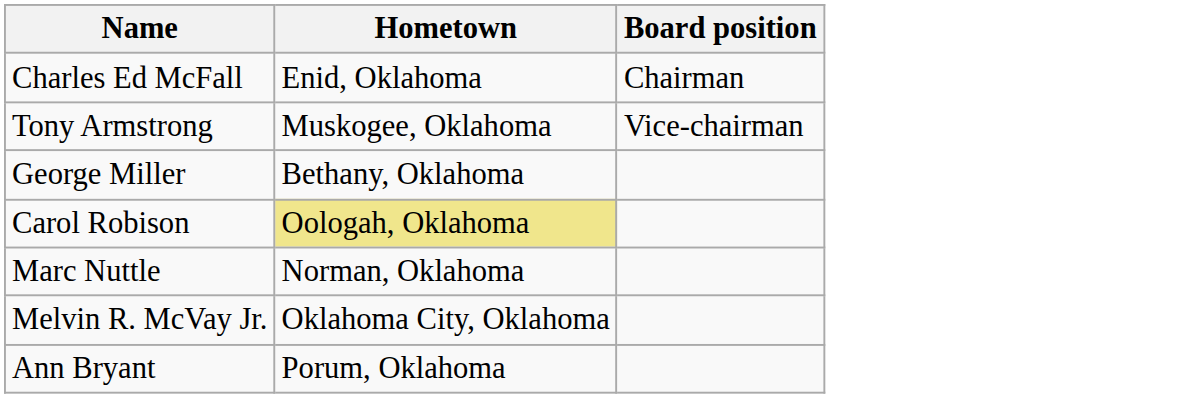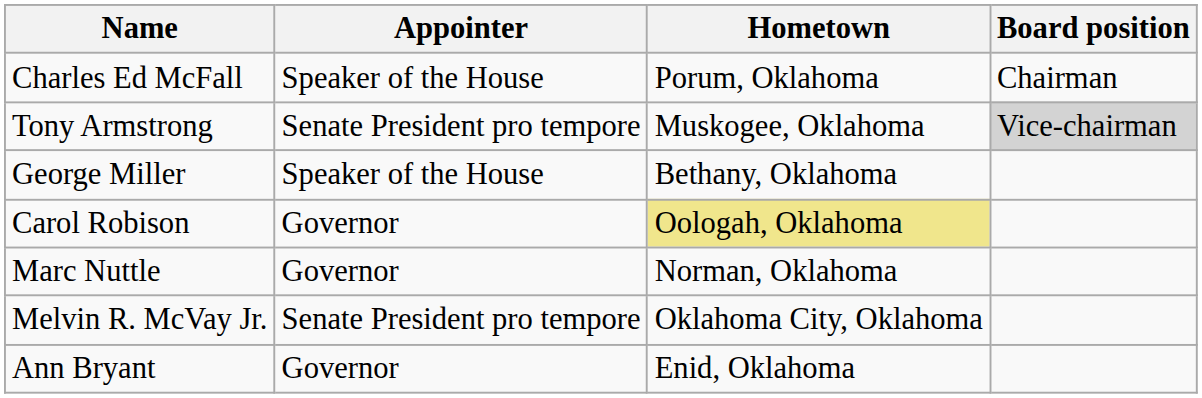+ column: (461, 28)
(382, 77) Enid, Oklahoma -> (767, 77) Porum, Oklahoma
(714, 125) no background -> (1087, 125) lightgrey background
(394, 367) Porum, Oklahoma -> (755, 367) Enid, Oklahoma
